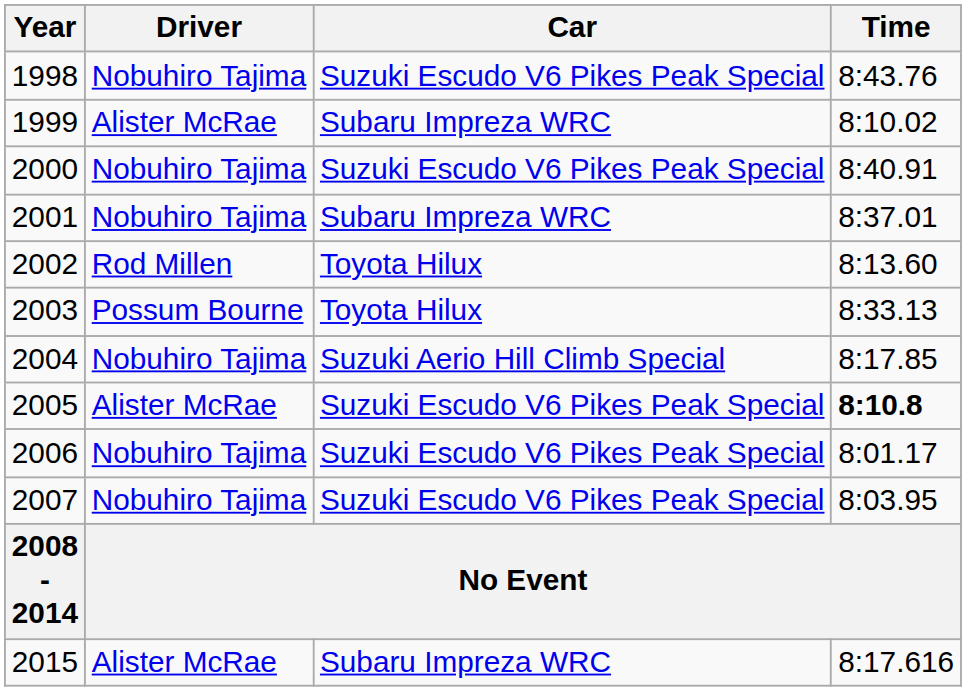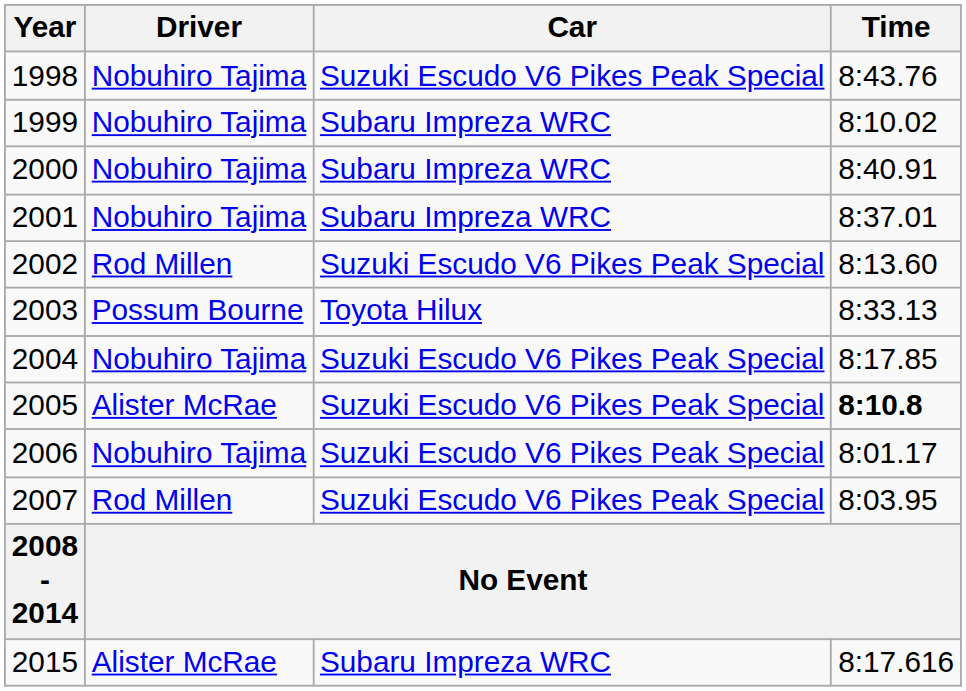(184, 122) Alister McRae -> (199, 122) Nobuhiro Tajima
(572, 169) Suzuki Escudo V6 Pikes Peak Special -> (465, 169) Subaru Impreza WRC
(401, 264) Toyota Hilux -> (572, 264) Suzuki Escudo V6 Pikes Peak Special
(523, 358) Suzuki Aerio Hill Climb Special -> (572, 358) Suzuki Escudo V6 Pikes Peak Special
(199, 500) Nobuhiro Tajima -> (162, 500) Rod Millen
